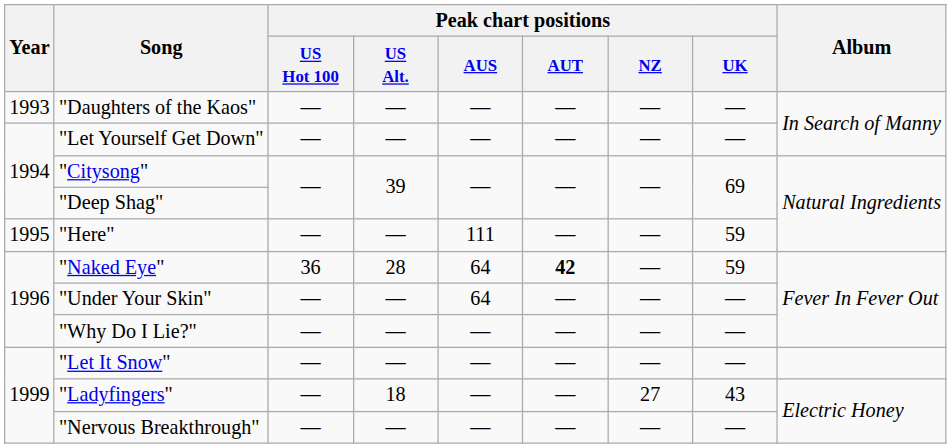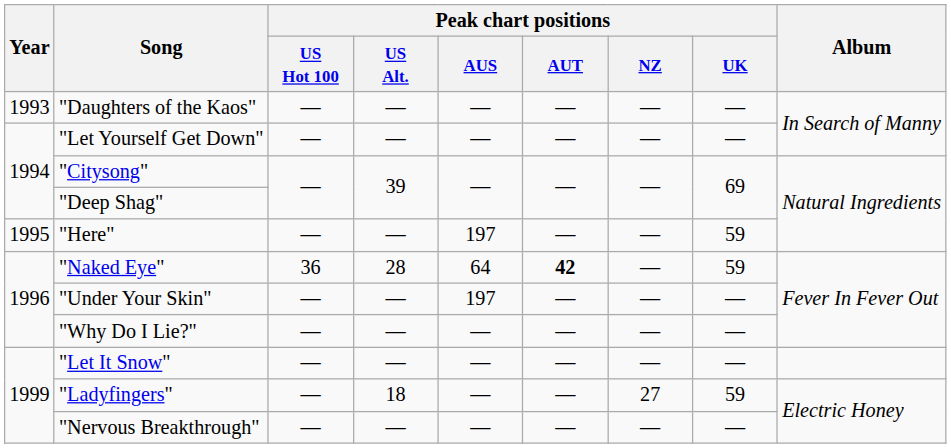(480, 235) 111 -> (480, 235) 197
(480, 298) 64 -> (480, 298) 197
(735, 394) 43 -> (735, 394) 59
